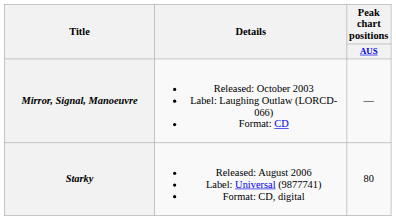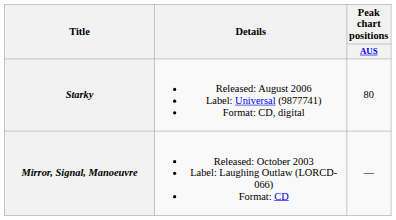rows swapped: (80, 101) <-> (80, 179)
